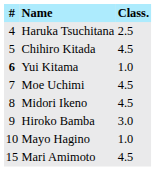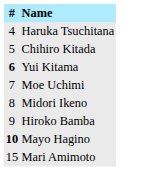- column: (133, 13)
(12, 139) normal -> (12, 139) bold
